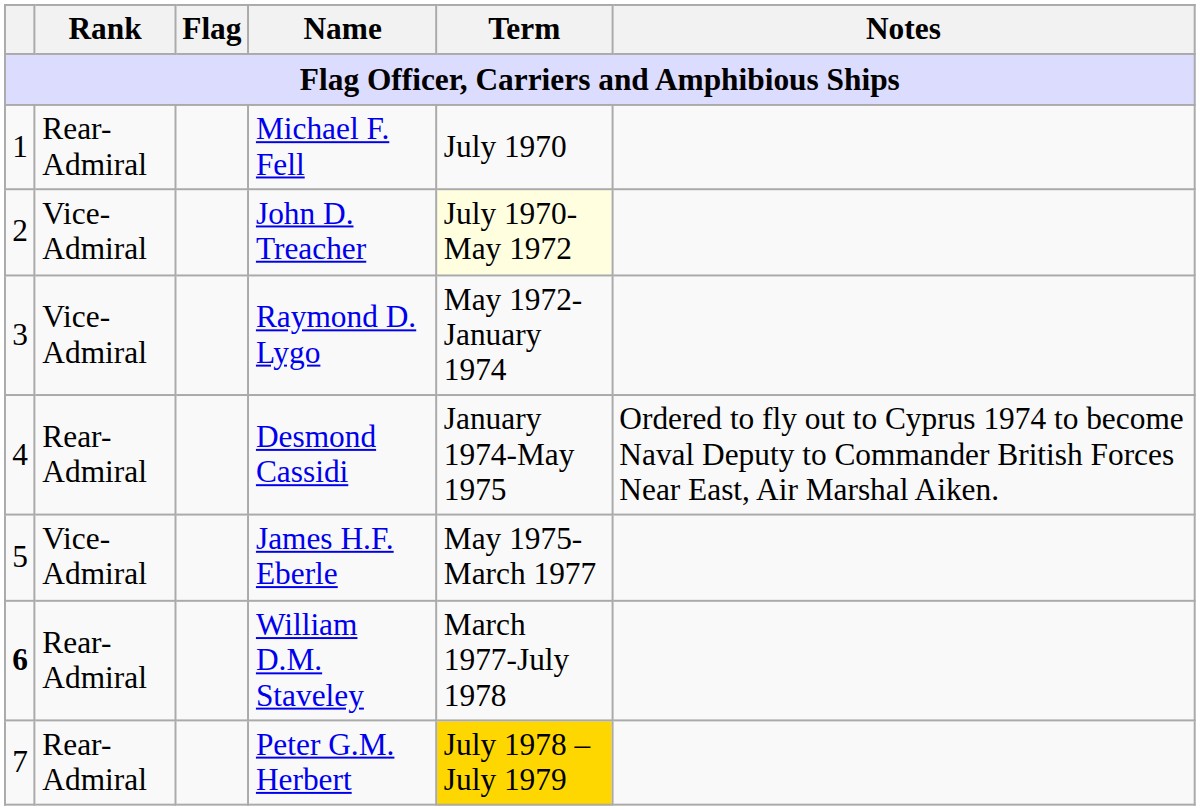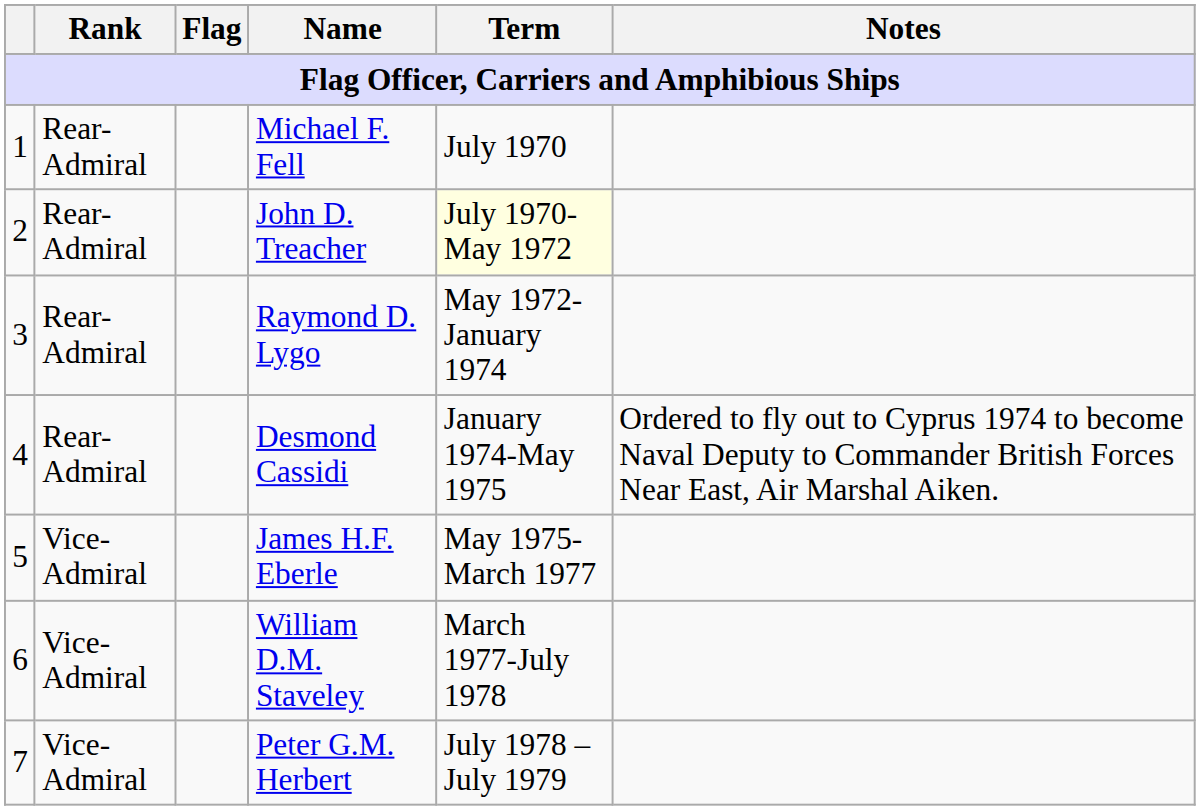(95, 231) Vice-Admiral -> (95, 231) Rear-Admiral
(95, 334) Vice-Admiral -> (95, 334) Rear-Admiral
(20, 659) bold -> (20, 659) normal
(95, 659) Rear-Admiral -> (95, 659) Vice-Admiral
(95, 762) Rear-Admiral -> (95, 762) Vice-Admiral
(517, 762) gold background -> (517, 762) no background
